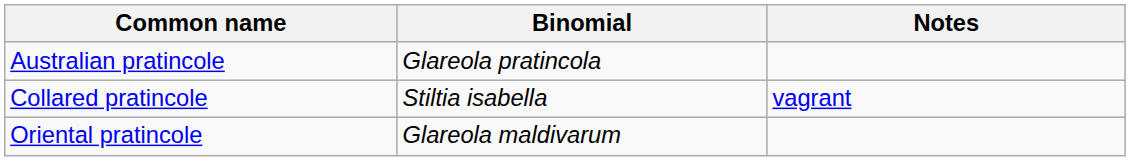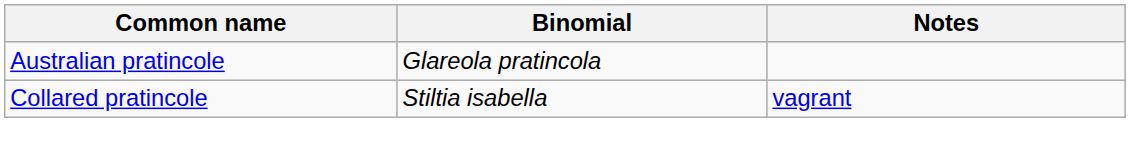- row: (106, 135)
